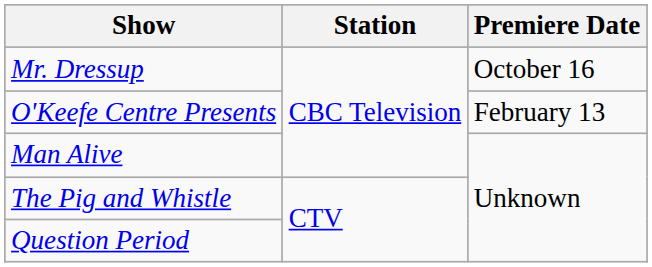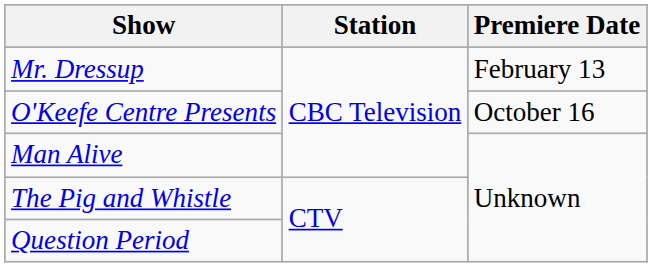(534, 68) October 16 -> (539, 68) February 13
(539, 111) February 13 -> (534, 111) October 16
